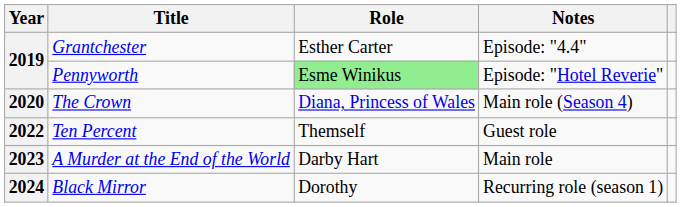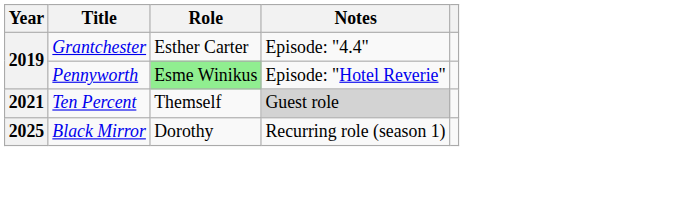- row: (92, 103)
(26, 131) 2022 -> (26, 103) 2021
(520, 131) no background -> (302, 103) lightgrey background
- row: (171, 159)
(26, 187) 2024 -> (26, 131) 2025
